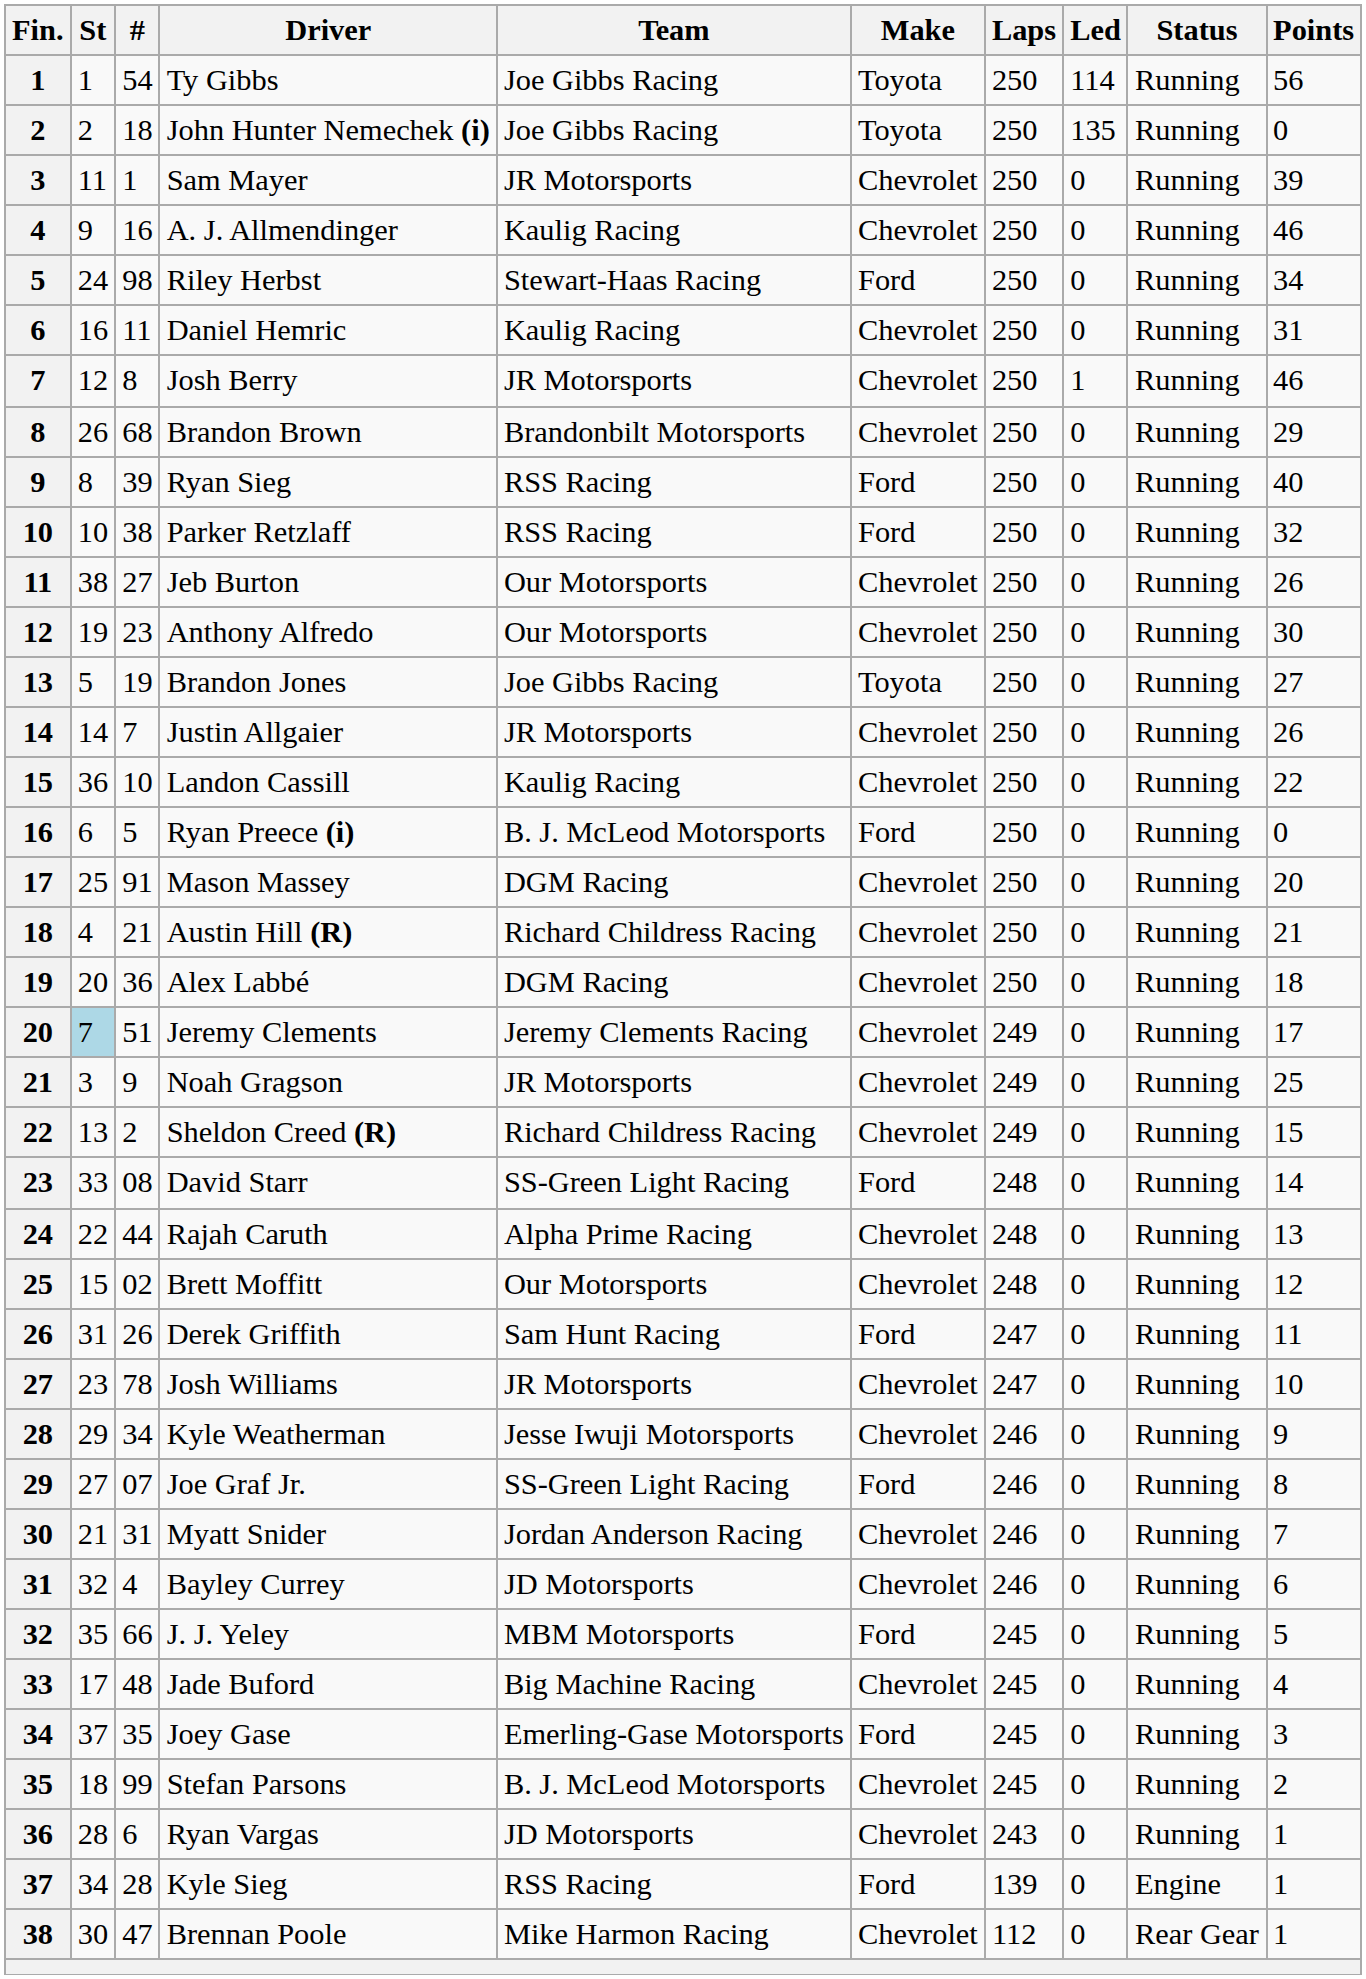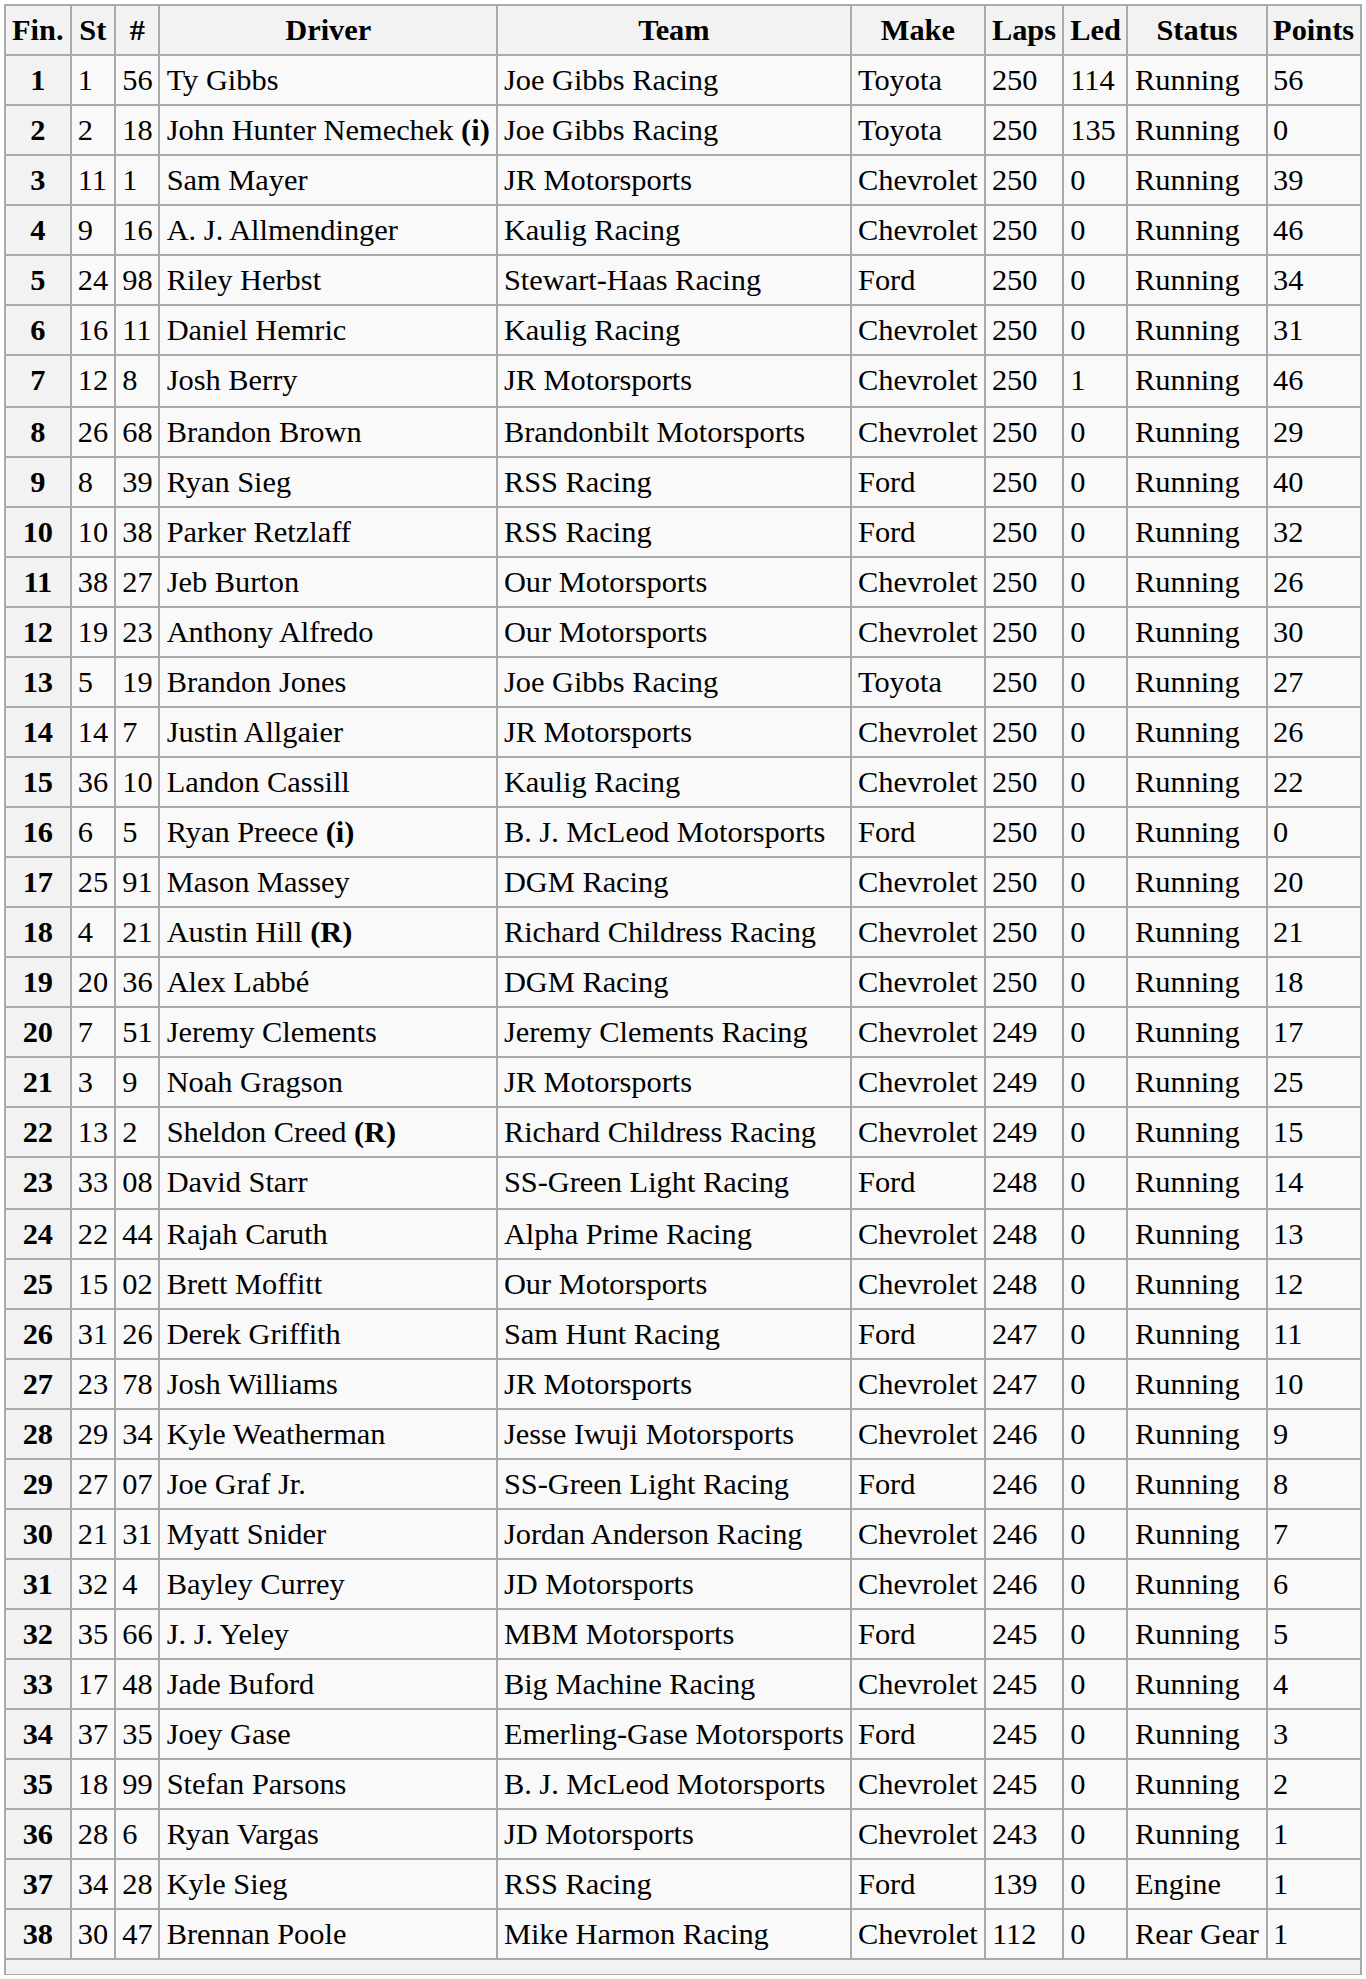(137, 79) 54 -> (137, 79) 56
(85, 1032) lightblue background -> (85, 1032) no background
